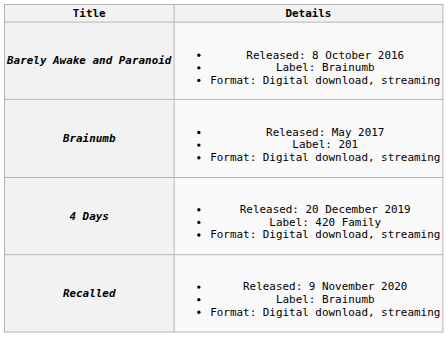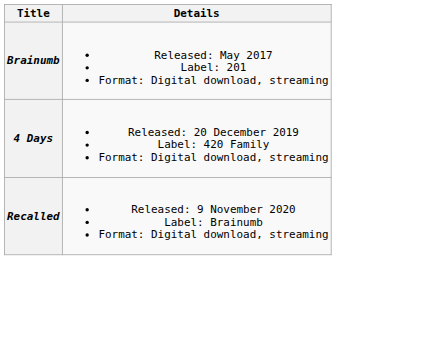- row: (89, 61)
